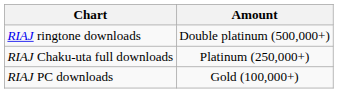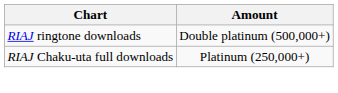- row: (60, 77)
